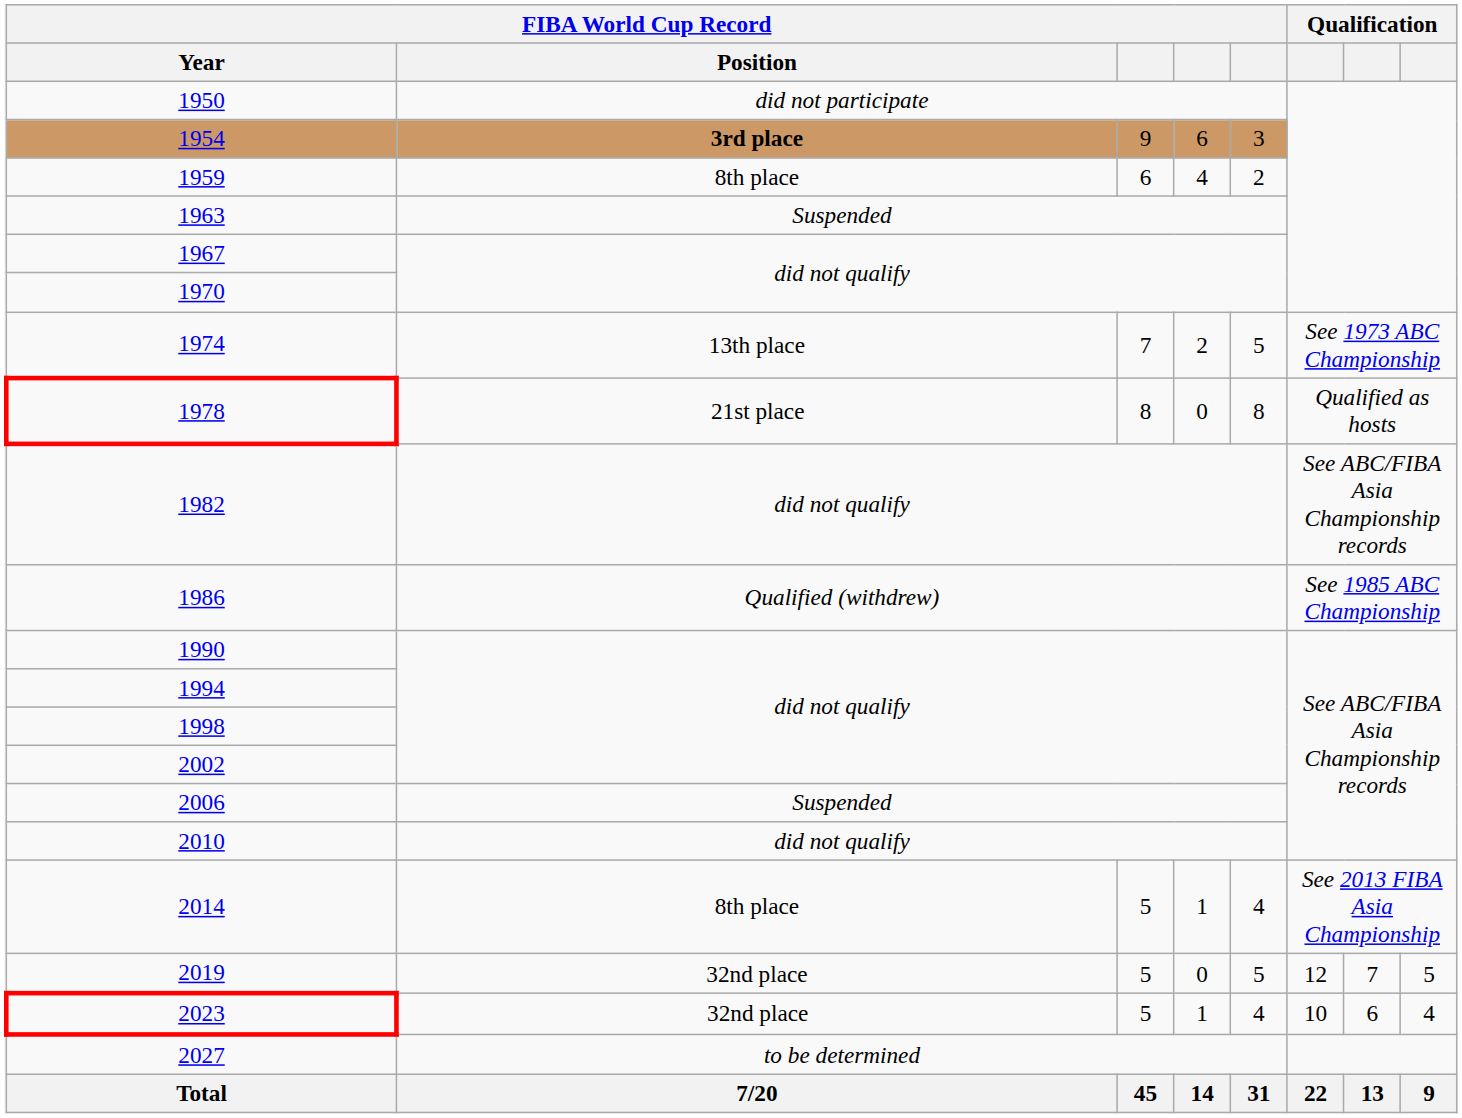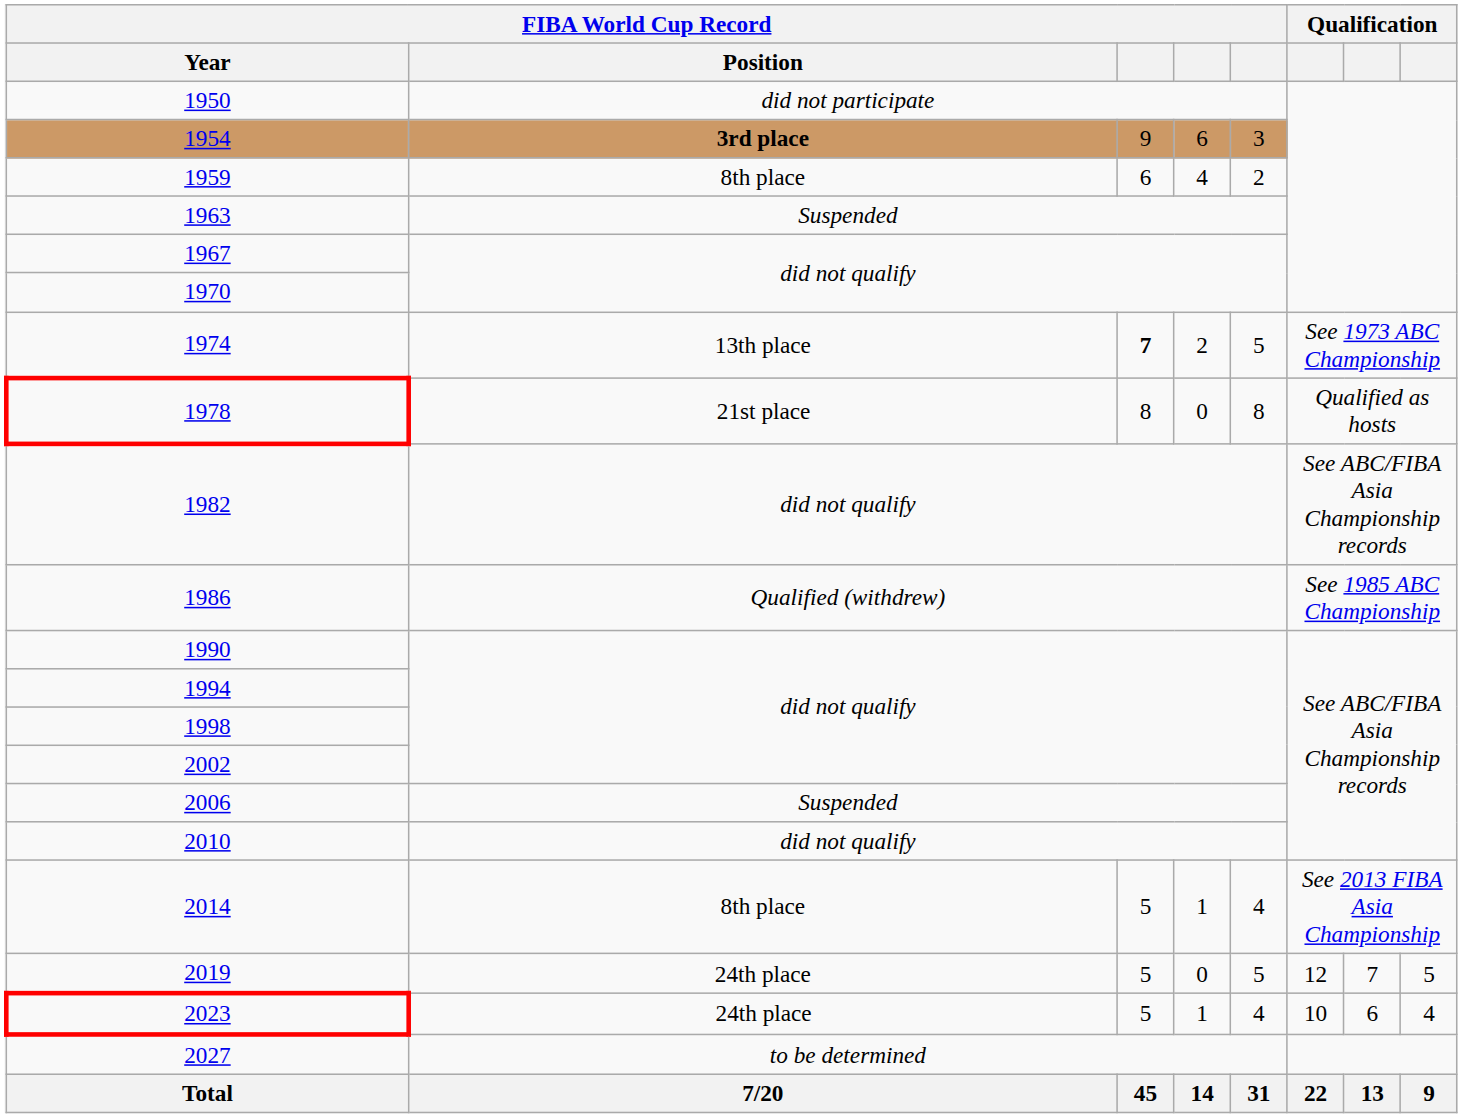(1145, 344) normal -> (1145, 344) bold
(757, 973) 32nd place -> (763, 973) 24th place
(758, 1014) 32nd place -> (764, 1014) 24th place
